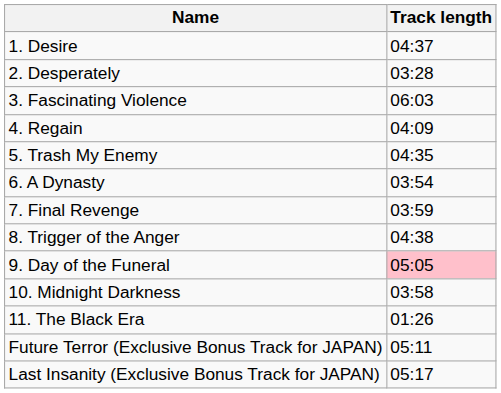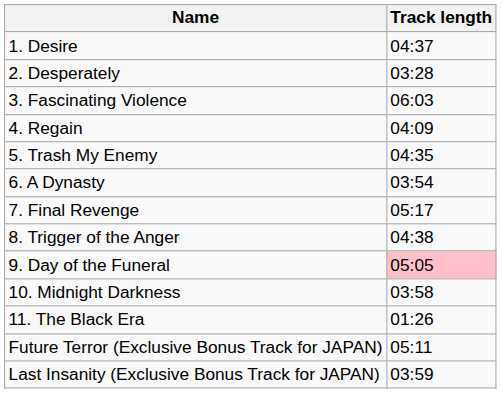(412, 210) 03:59 -> (412, 210) 05:17
(412, 374) 05:17 -> (412, 374) 03:59
